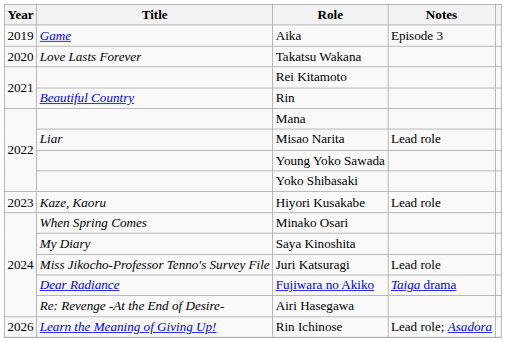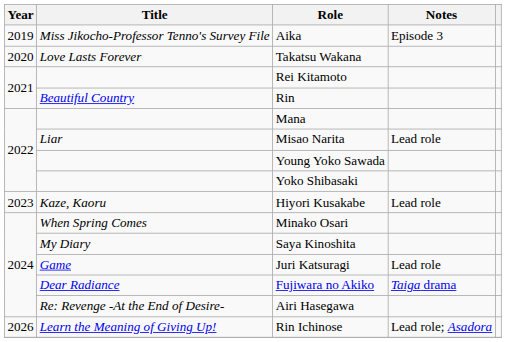(55, 35) Game -> (155, 35) Miss Jikocho-Professor Tenno's Survey File
(155, 264) Miss Jikocho-Professor Tenno's Survey File -> (55, 264) Game
